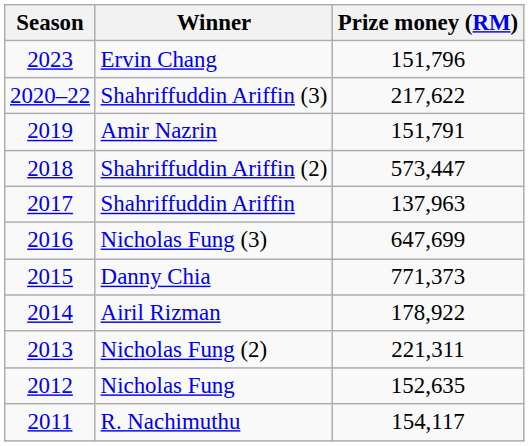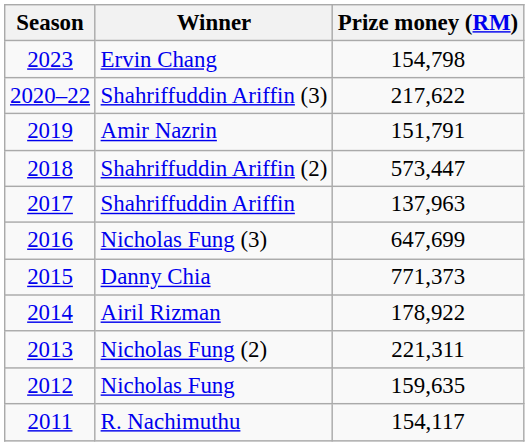(428, 58) 151,796 -> (428, 58) 154,798
(428, 385) 152,635 -> (428, 385) 159,635
